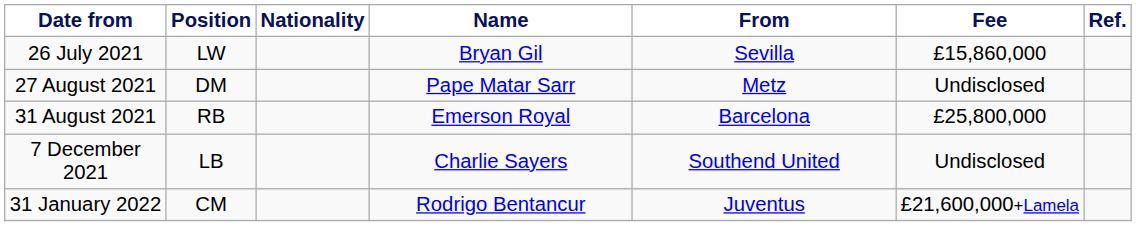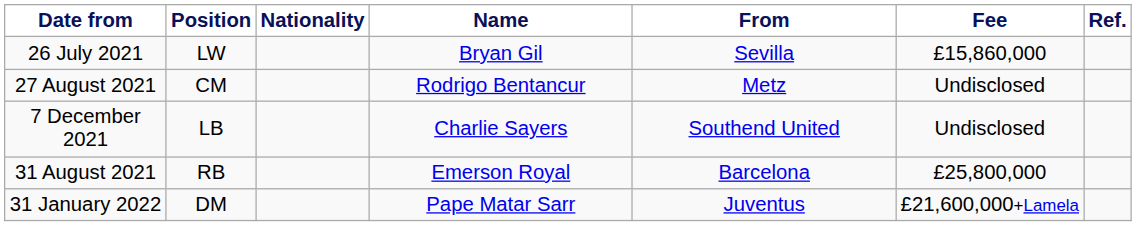(211, 85) DM -> (211, 85) CM
(501, 85) Pape Matar Sarr -> (501, 85) Rodrigo Bentancur
rows swapped: (86, 117) <-> (86, 160)
(211, 204) CM -> (211, 204) DM
(501, 204) Rodrigo Bentancur -> (501, 204) Pape Matar Sarr
